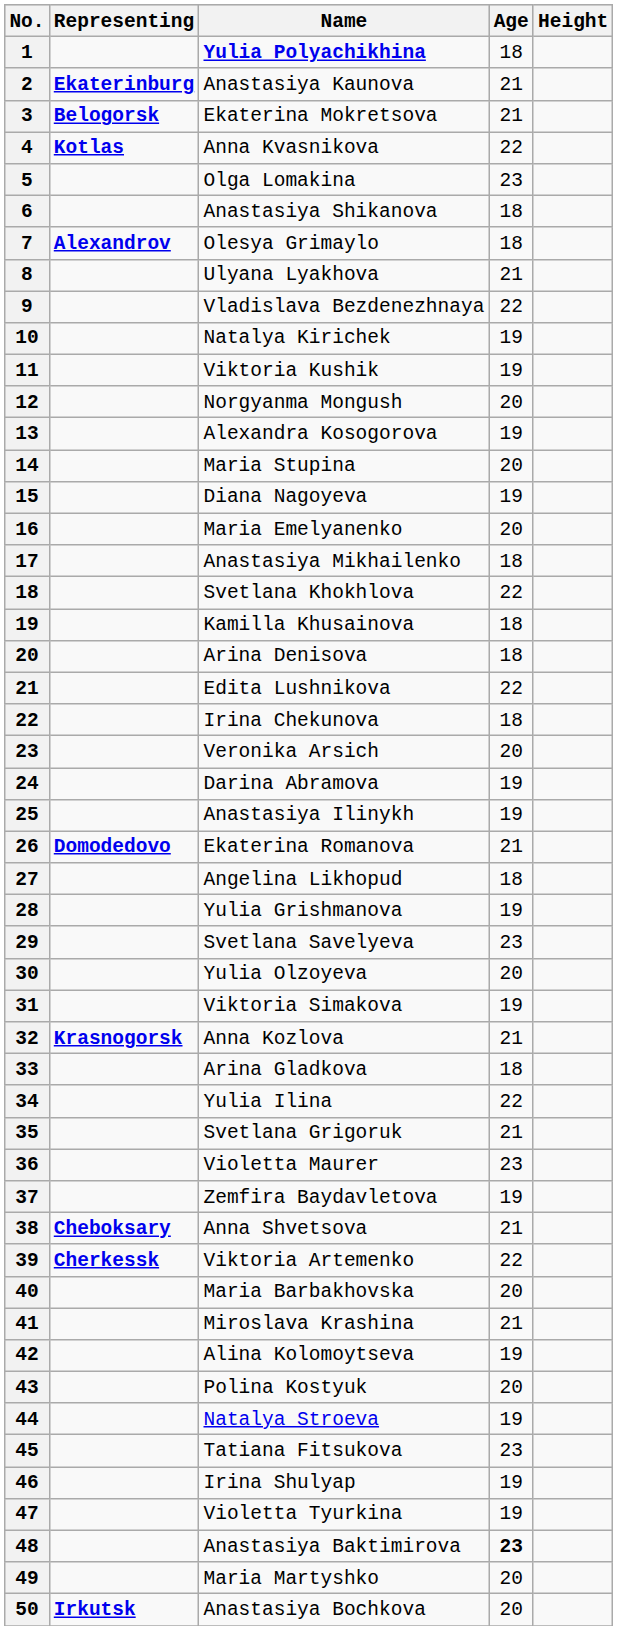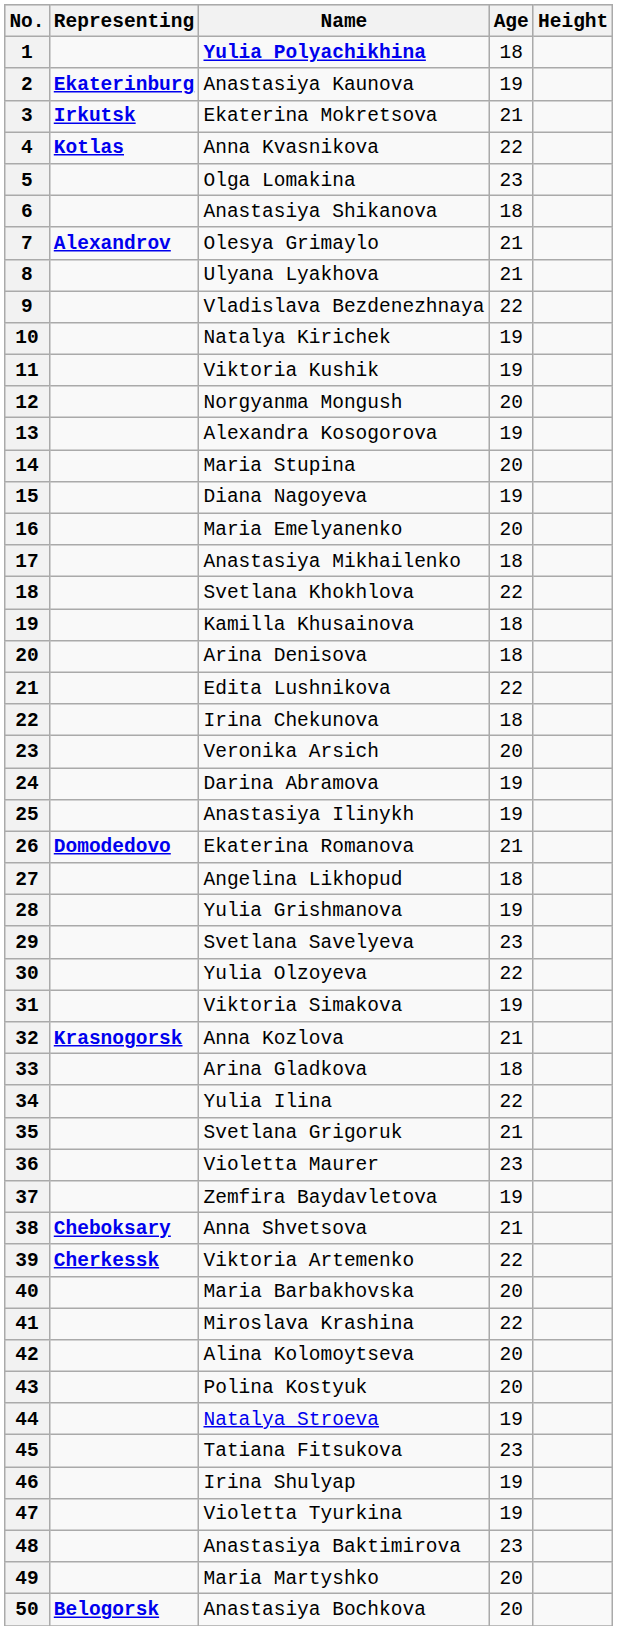(511, 84) 21 -> (511, 84) 19
(106, 116) Belogorsk -> (95, 116) Irkutsk
(511, 243) 18 -> (511, 243) 21
(511, 974) 20 -> (511, 974) 22
(511, 1324) 21 -> (511, 1324) 22
(511, 1355) 19 -> (511, 1355) 20
(511, 1546) bold -> (511, 1546) normal
(95, 1610) Irkutsk -> (106, 1610) Belogorsk
